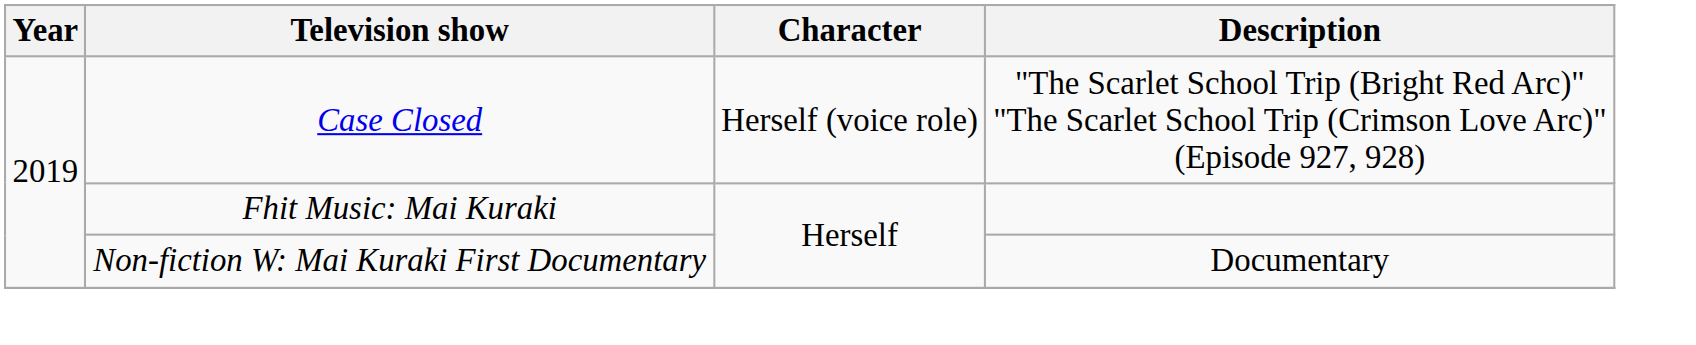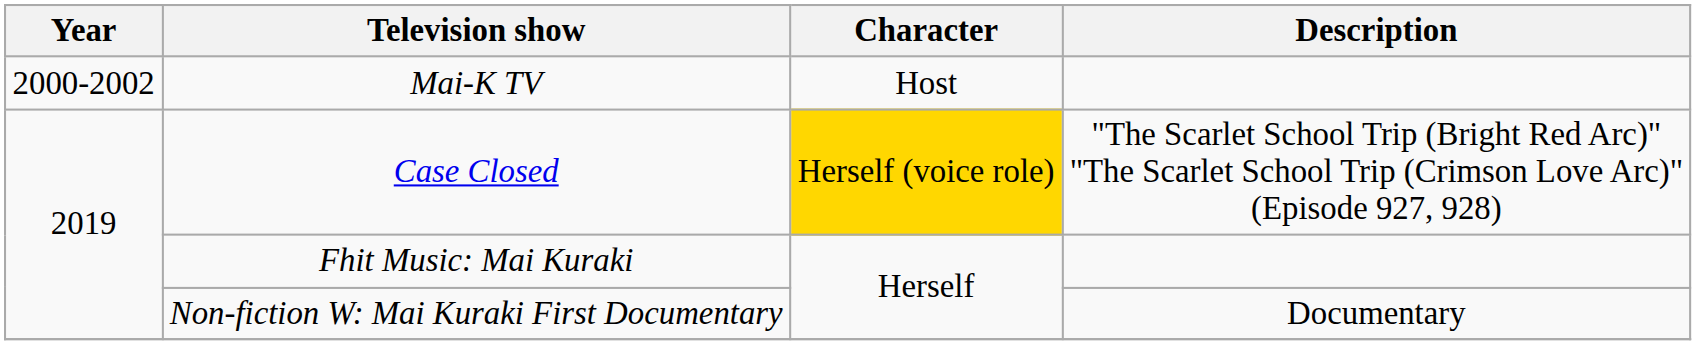+ row: (476, 82)
(850, 119) no background -> (926, 171) gold background
